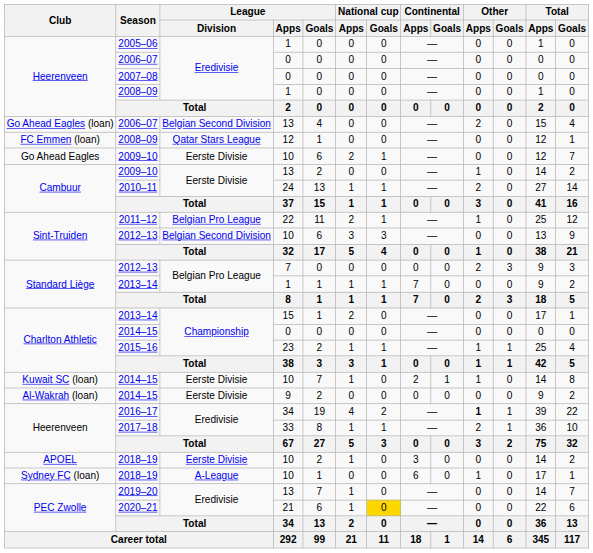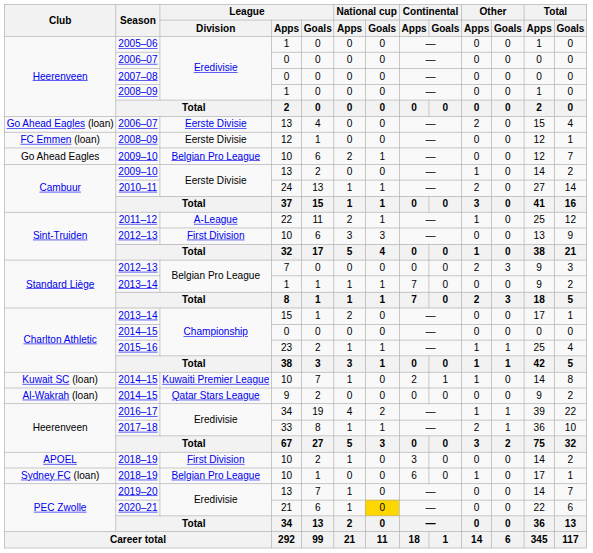(217, 124) Belgian Second Division -> (216, 124) Eerste Divisie
(217, 140) Qatar Stars League -> (216, 140) Eerste Divisie
(217, 156) Eerste Divisie -> (216, 156) Belgian Pro League
(217, 220) Belgian Pro League -> (216, 220) A-League
(217, 236) Belgian Second Division -> (216, 236) First Division
(217, 380) Eerste Divisie -> (216, 380) Kuwaiti Premier League
(217, 396) Eerste Divisie -> (216, 396) Qatar Stars League
(478, 412) bold -> (477, 412) normal
(217, 460) Eerste Divisie -> (216, 460) First Division
(217, 476) A-League -> (216, 476) Belgian Pro League
